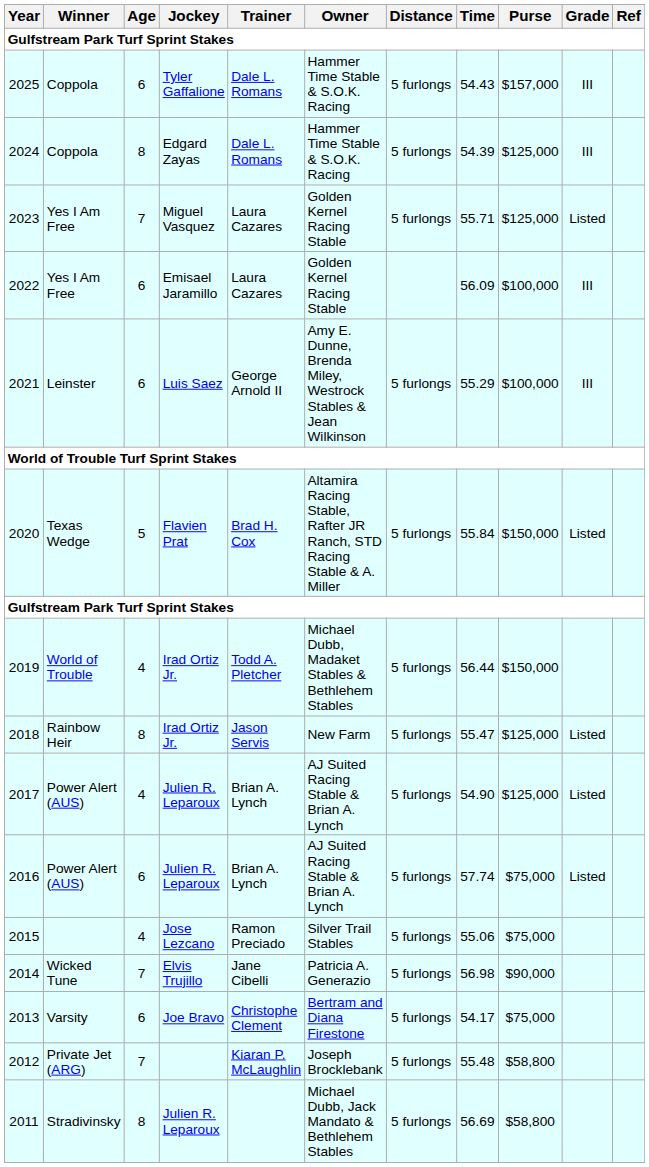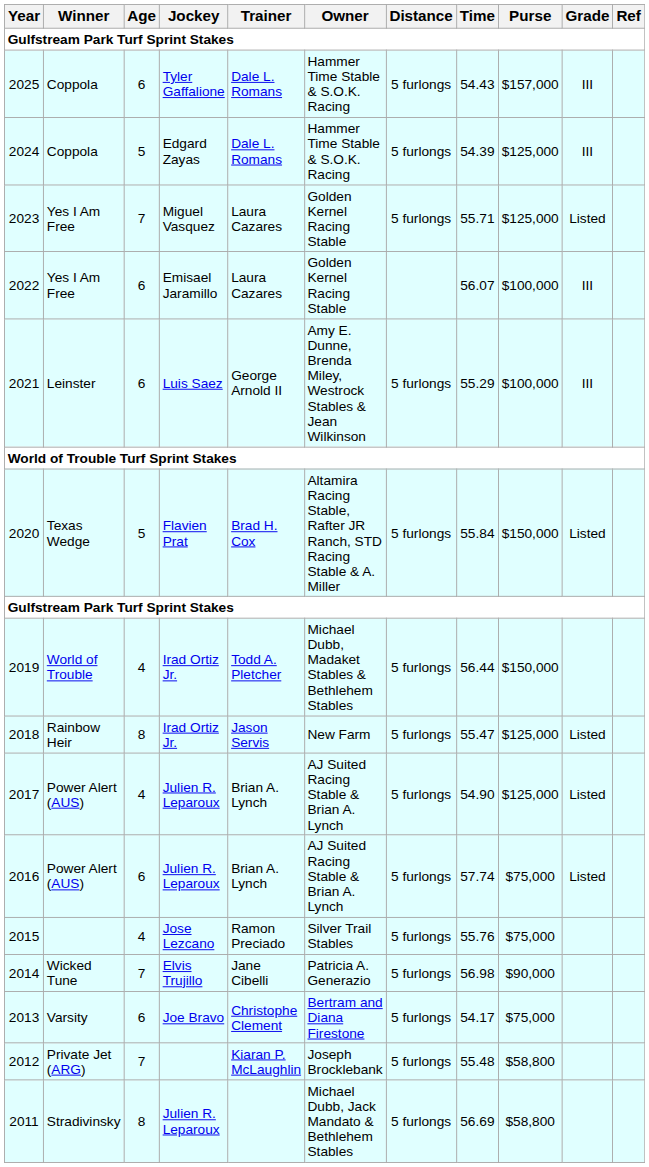(142, 151) 8 -> (142, 151) 5
(477, 285) 56.09 -> (477, 285) 56.07
(477, 936) 55.06 -> (477, 936) 55.76
